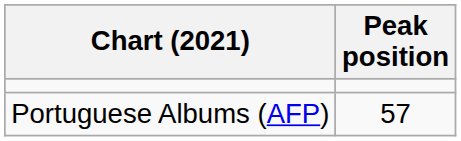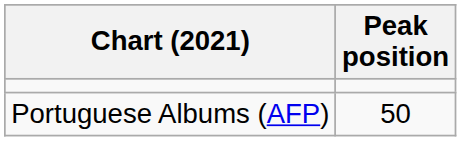(396, 113) 57 -> (396, 113) 50
